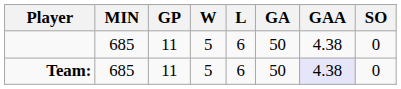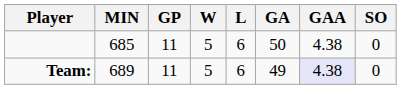(122, 71) 685 -> (122, 71) 689
(278, 71) 50 -> (278, 71) 49
